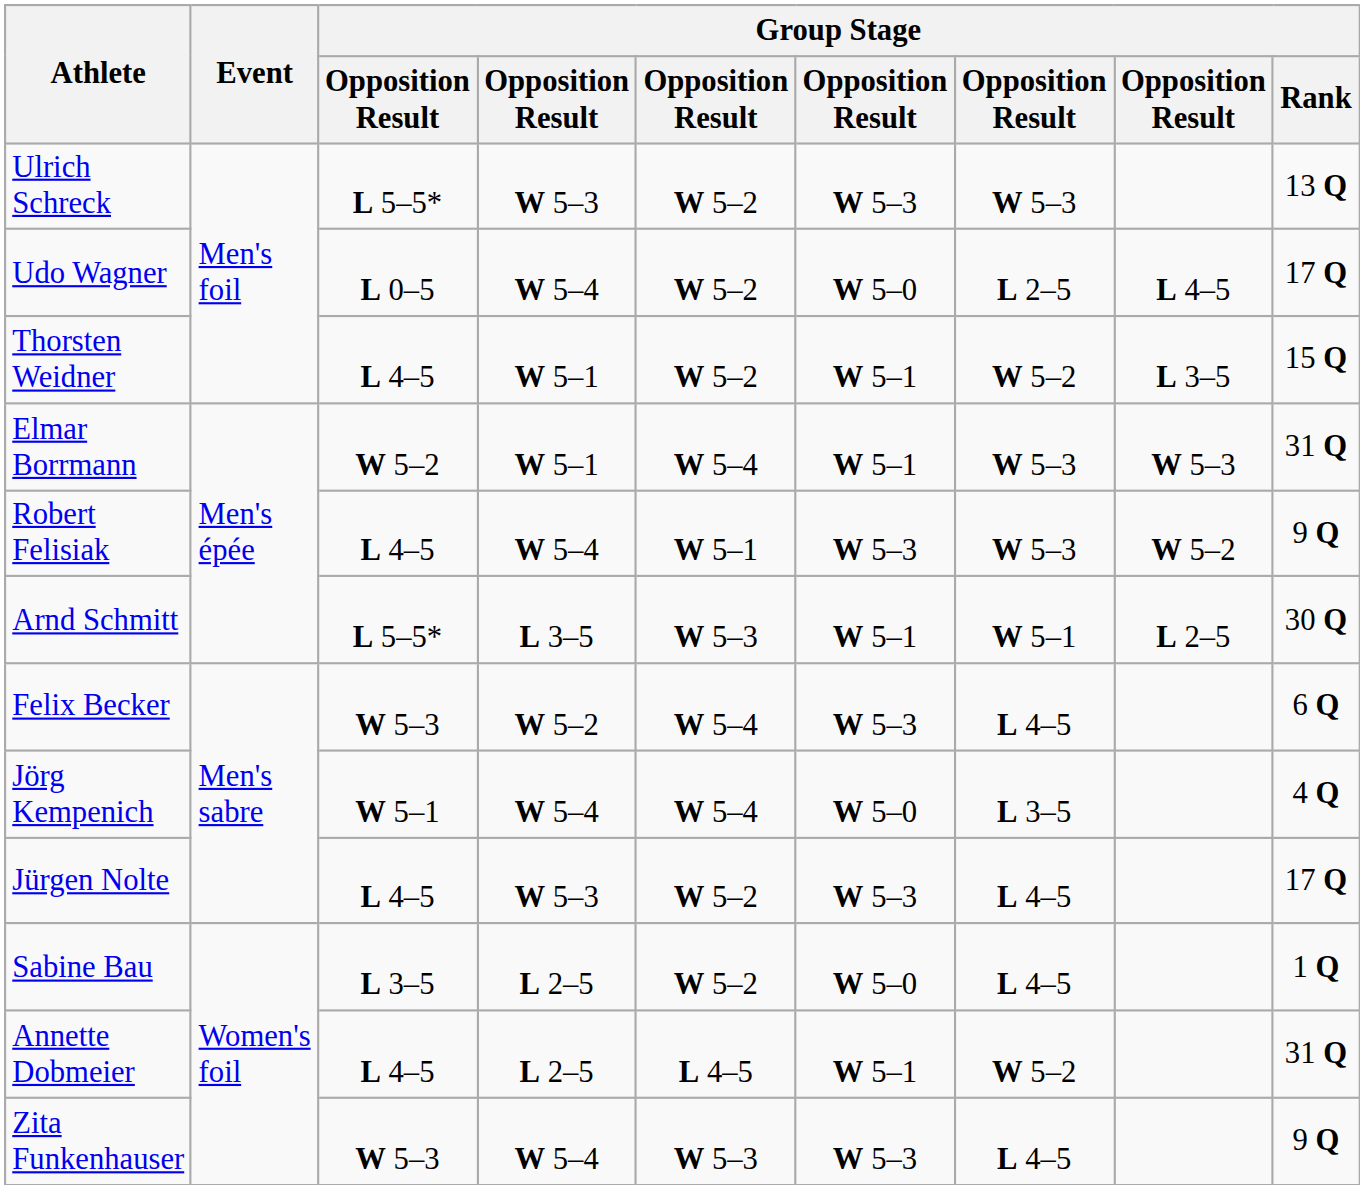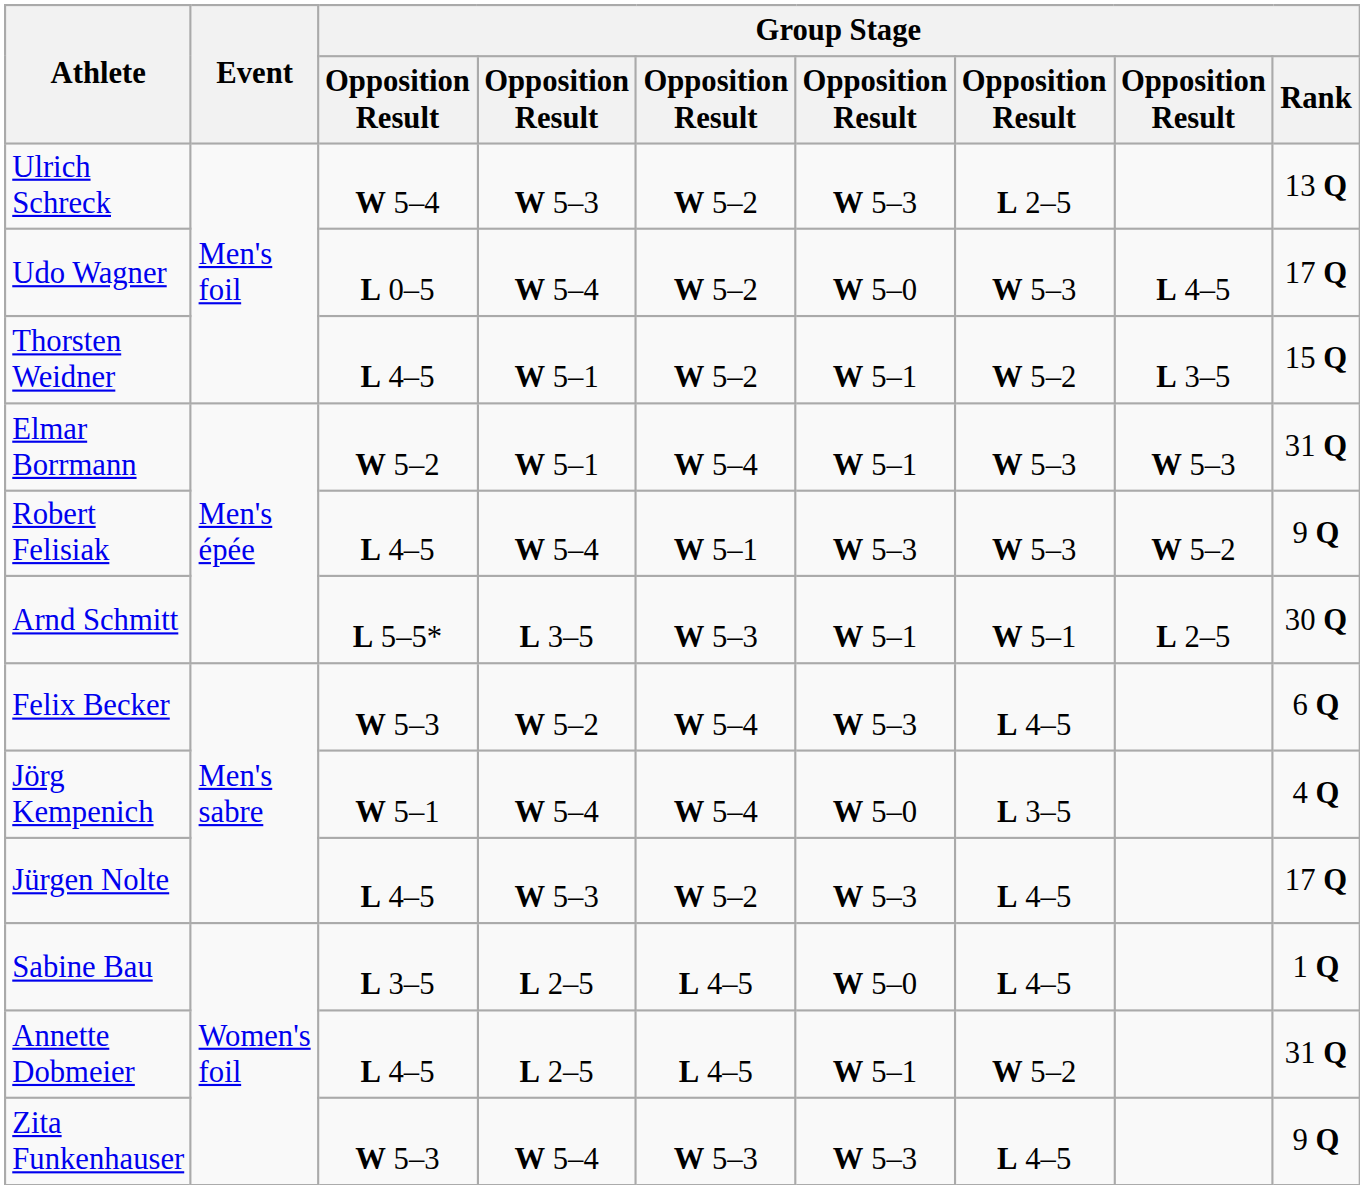(397, 203) L 5–5* -> (397, 203) W 5–4
(1034, 203) W 5–3 -> (1034, 203) L 2–5
(1034, 290) L 2–5 -> (1034, 290) W 5–3
(716, 984) W 5–2 -> (716, 984) L 4–5
